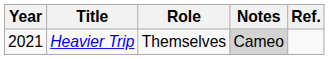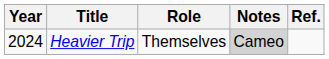(26, 41) 2021 -> (26, 41) 2024
